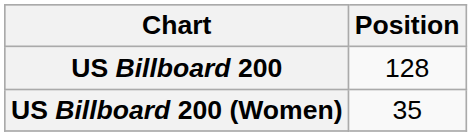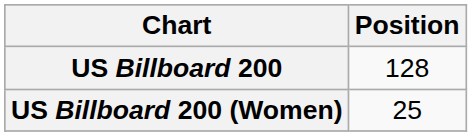(407, 109) 35 -> (407, 109) 25
